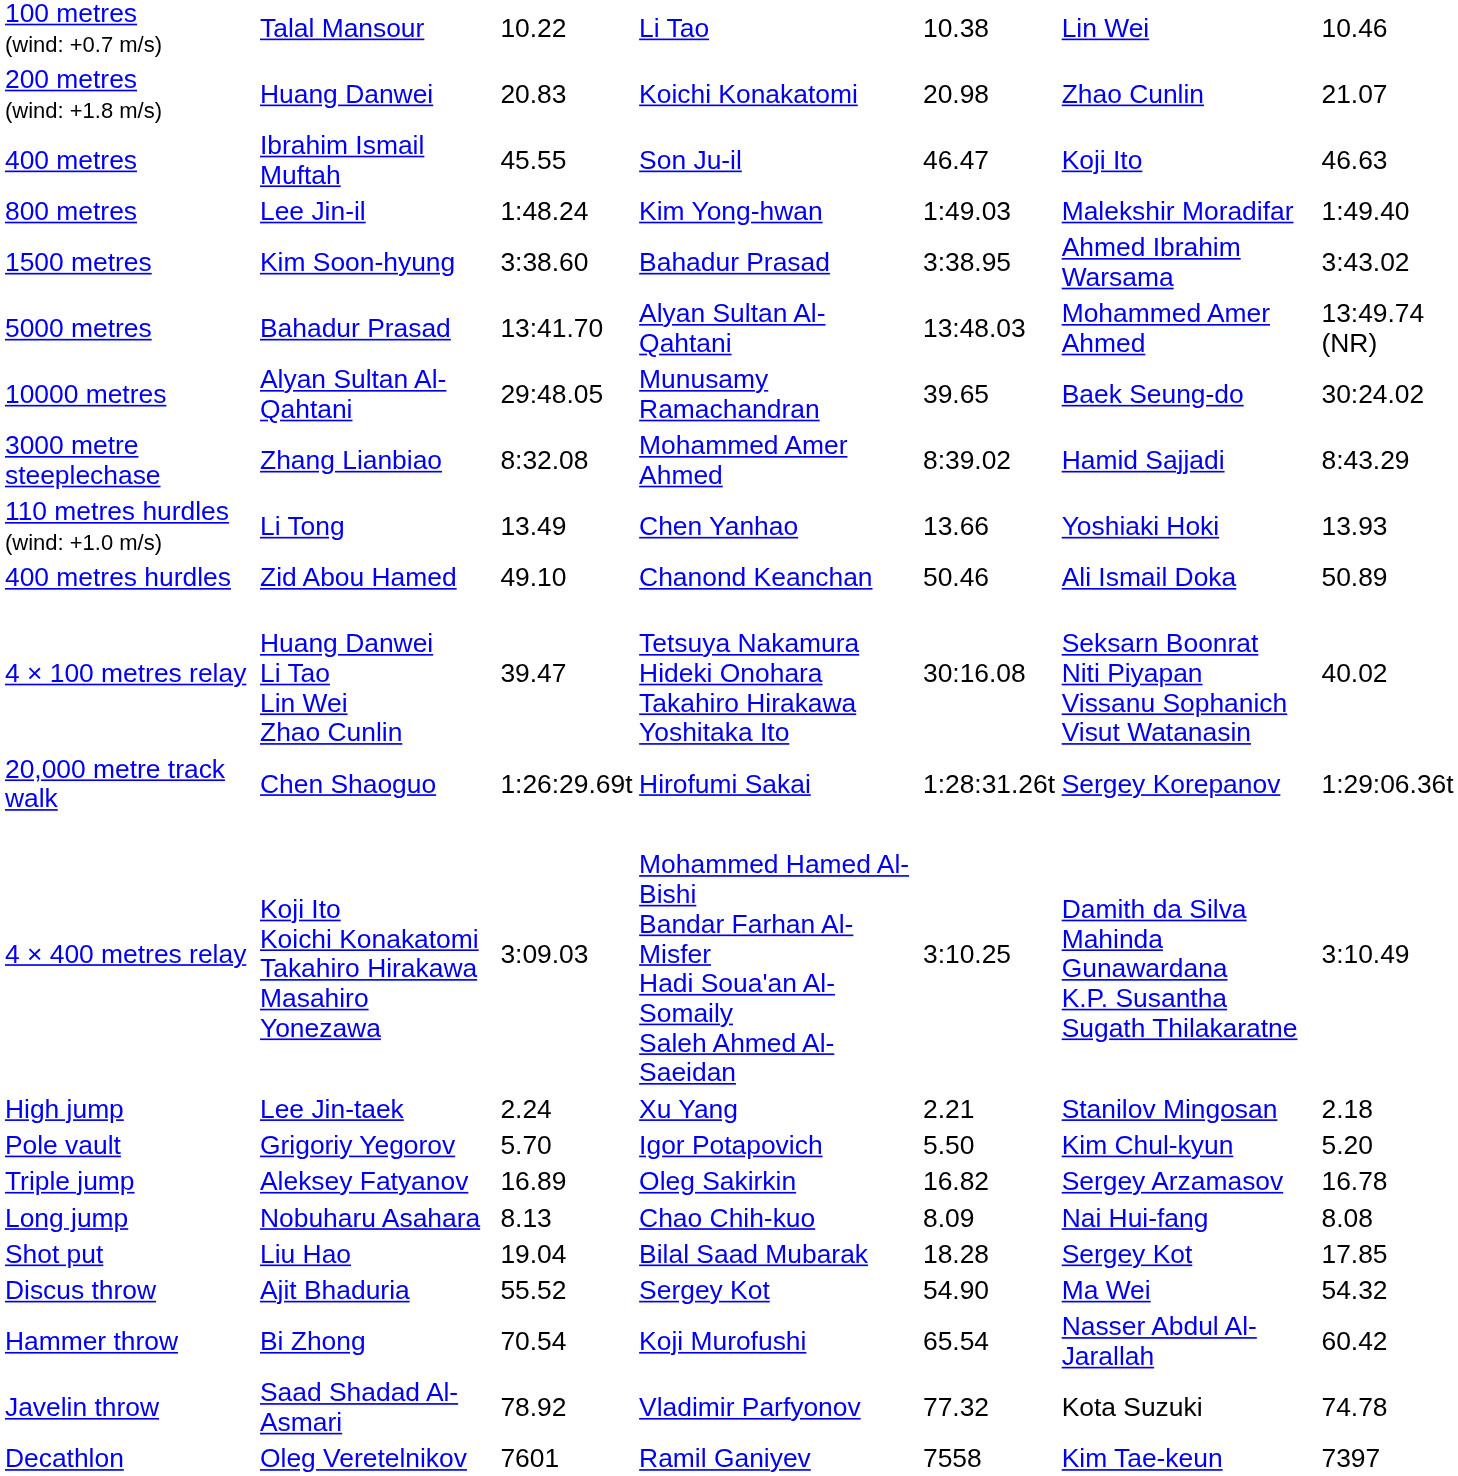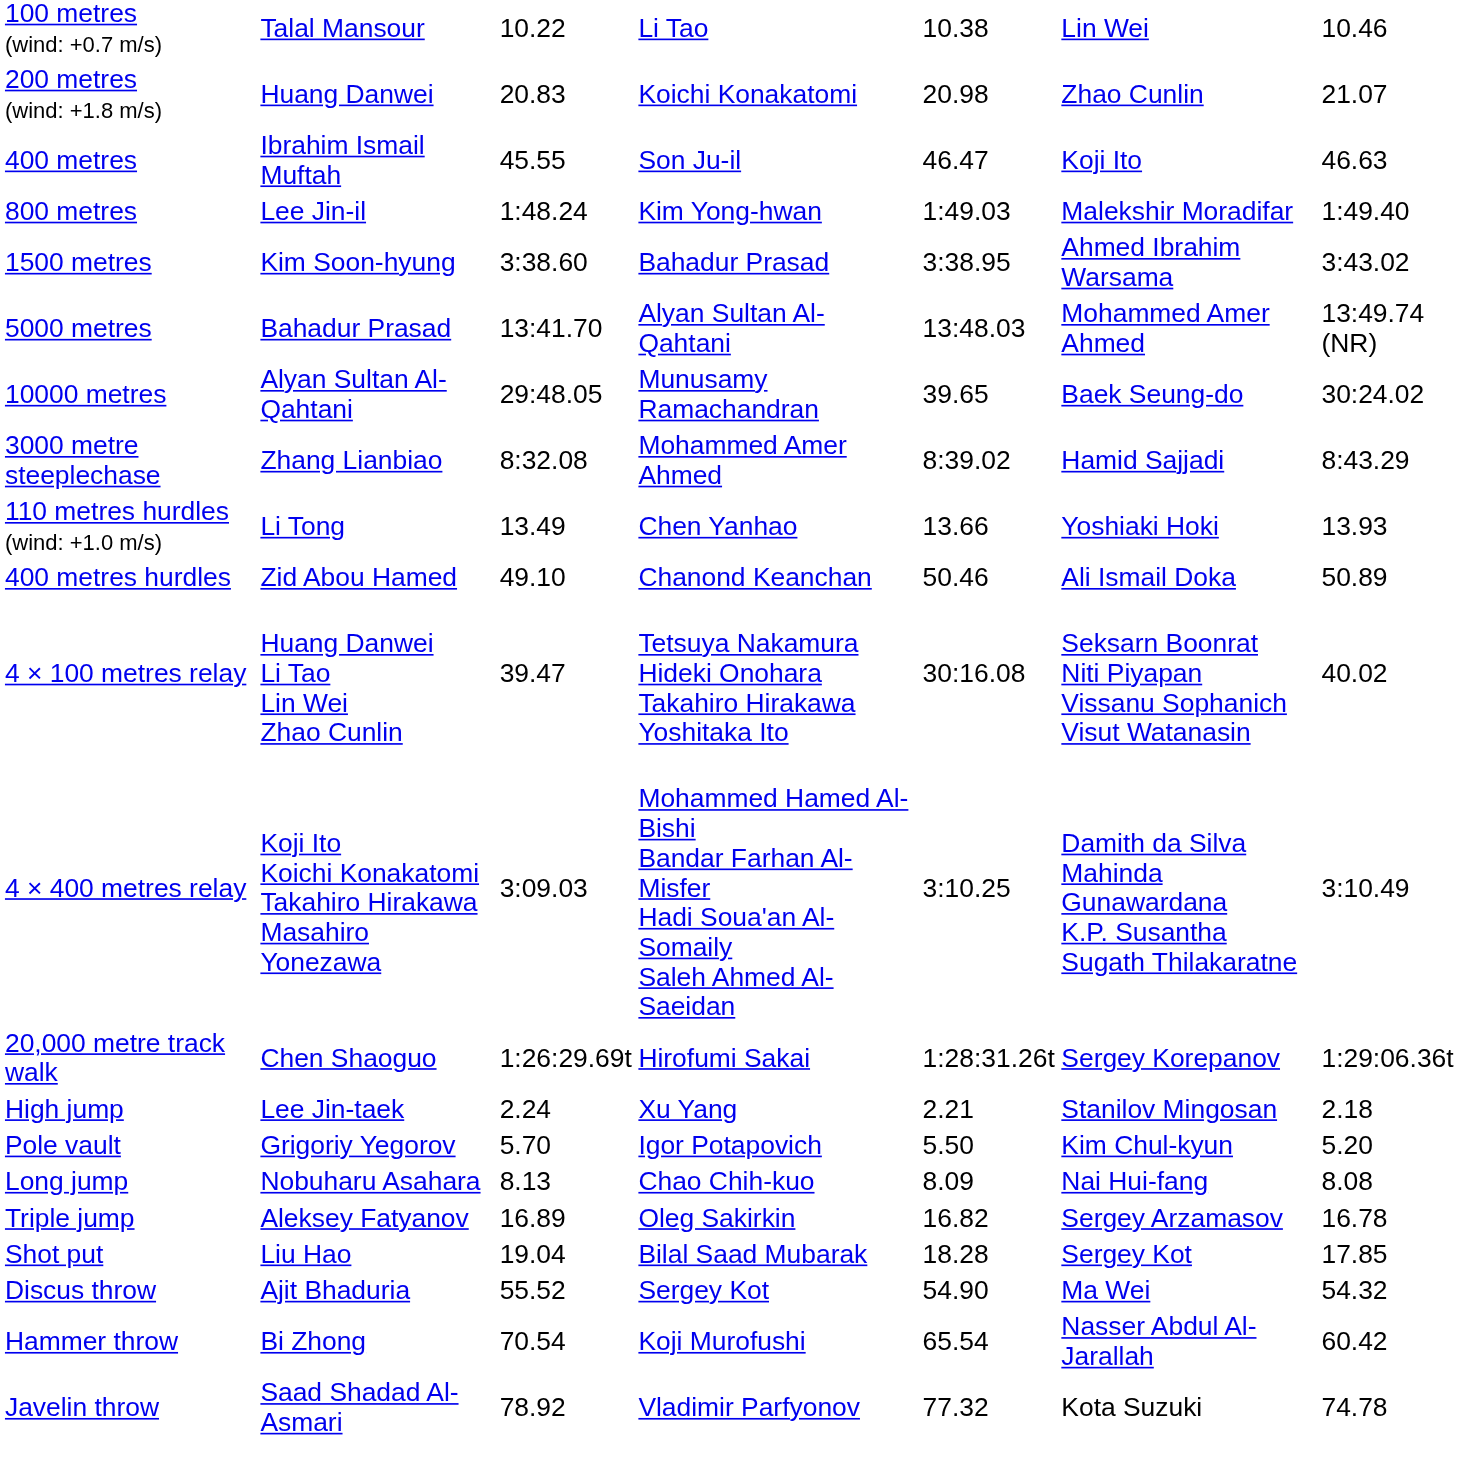rows swapped: (126, 953) <-> (115, 784)
rows swapped: (67, 1217) <-> (70, 1181)
- row: (64, 1458)
